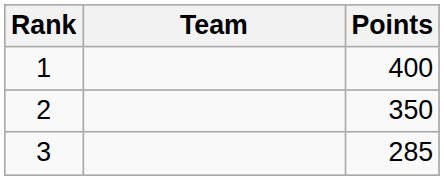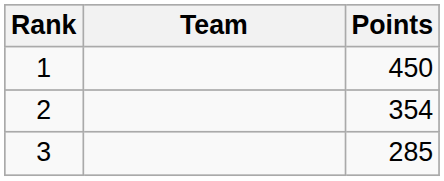(411, 68) 400 -> (411, 68) 450
(411, 110) 350 -> (411, 110) 354
